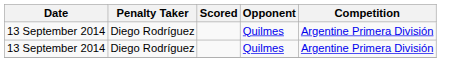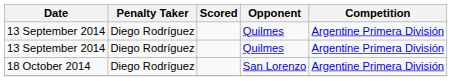+ row: (49, 66)
